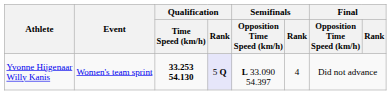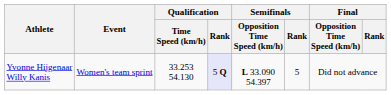(181, 72) bold -> (181, 72) normal
(297, 72) 4 -> (297, 72) 5
